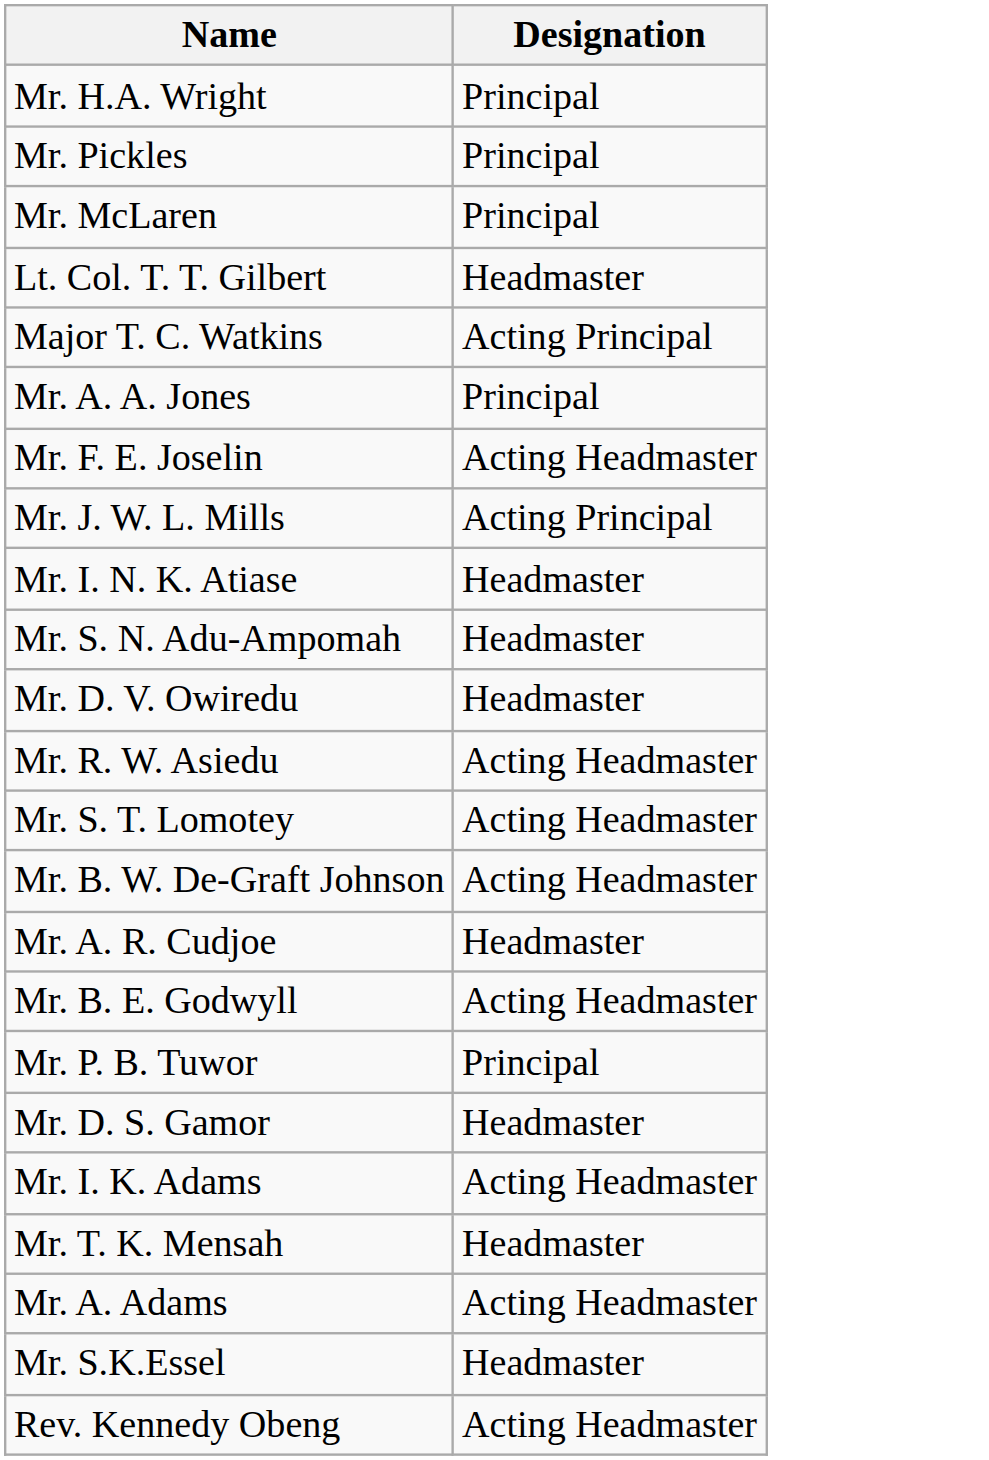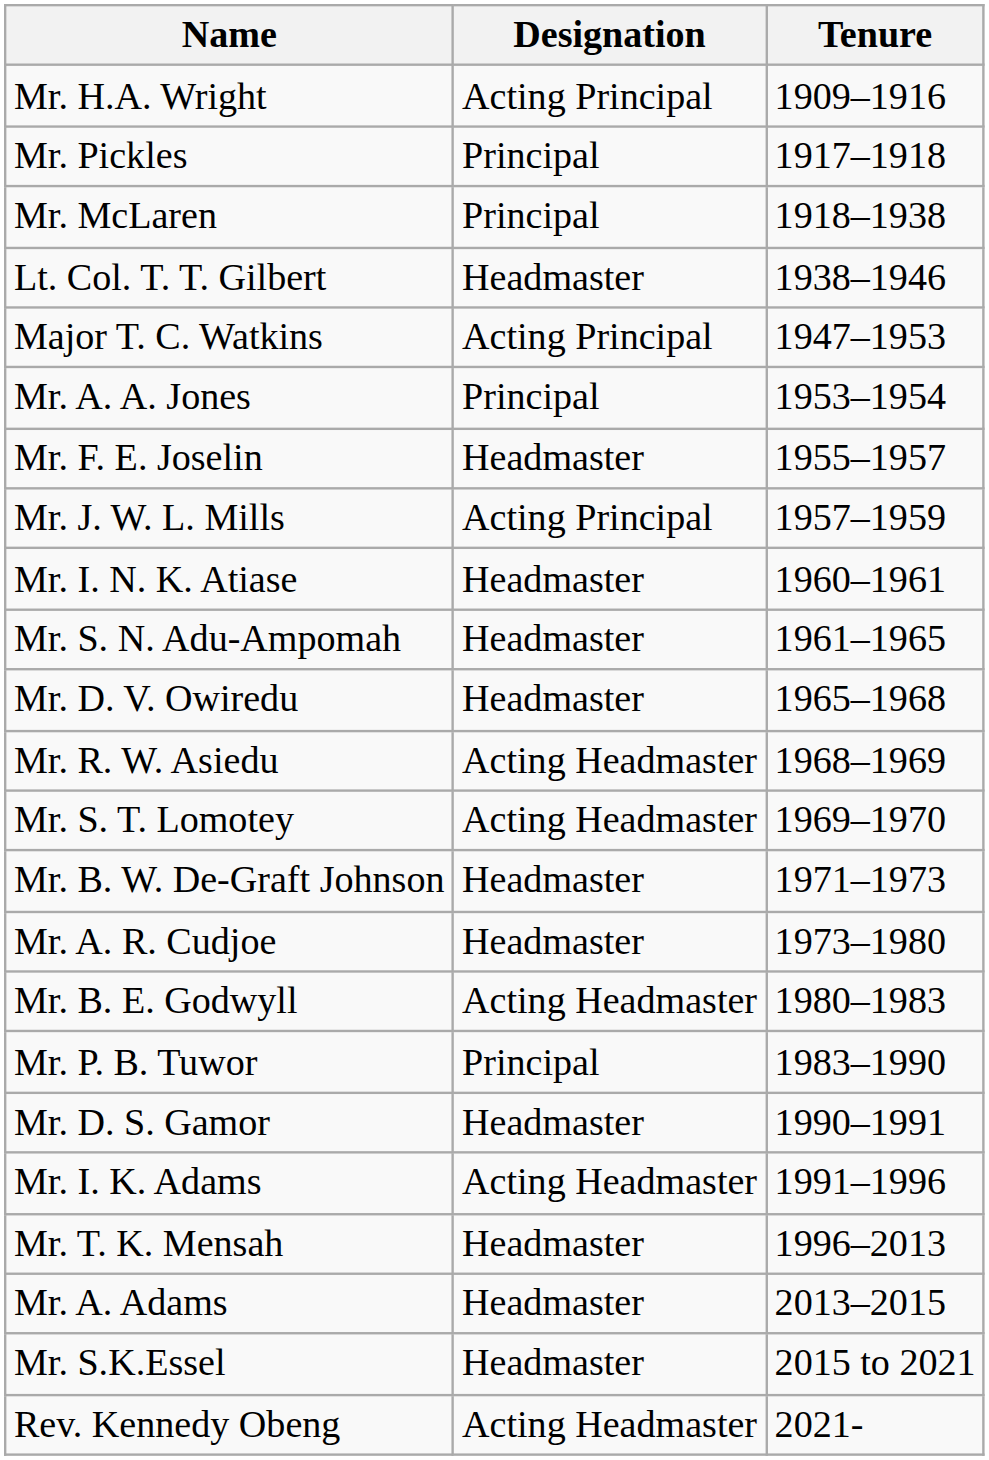+ column: (875, 34)
(531, 95) Principal -> (587, 95) Acting Principal
(610, 457) Acting Headmaster -> (553, 457) Headmaster
(610, 880) Acting Headmaster -> (553, 880) Headmaster
(610, 1302) Acting Headmaster -> (553, 1302) Headmaster
